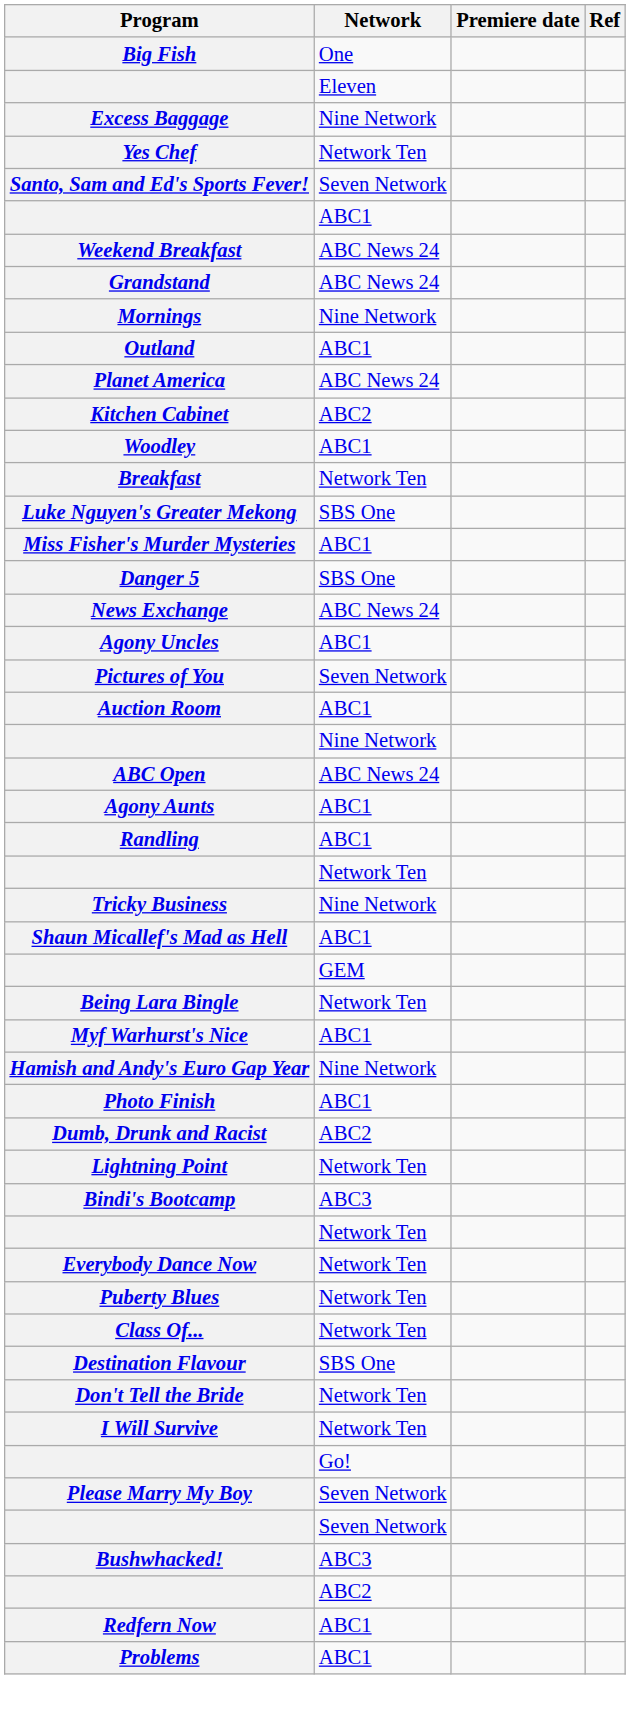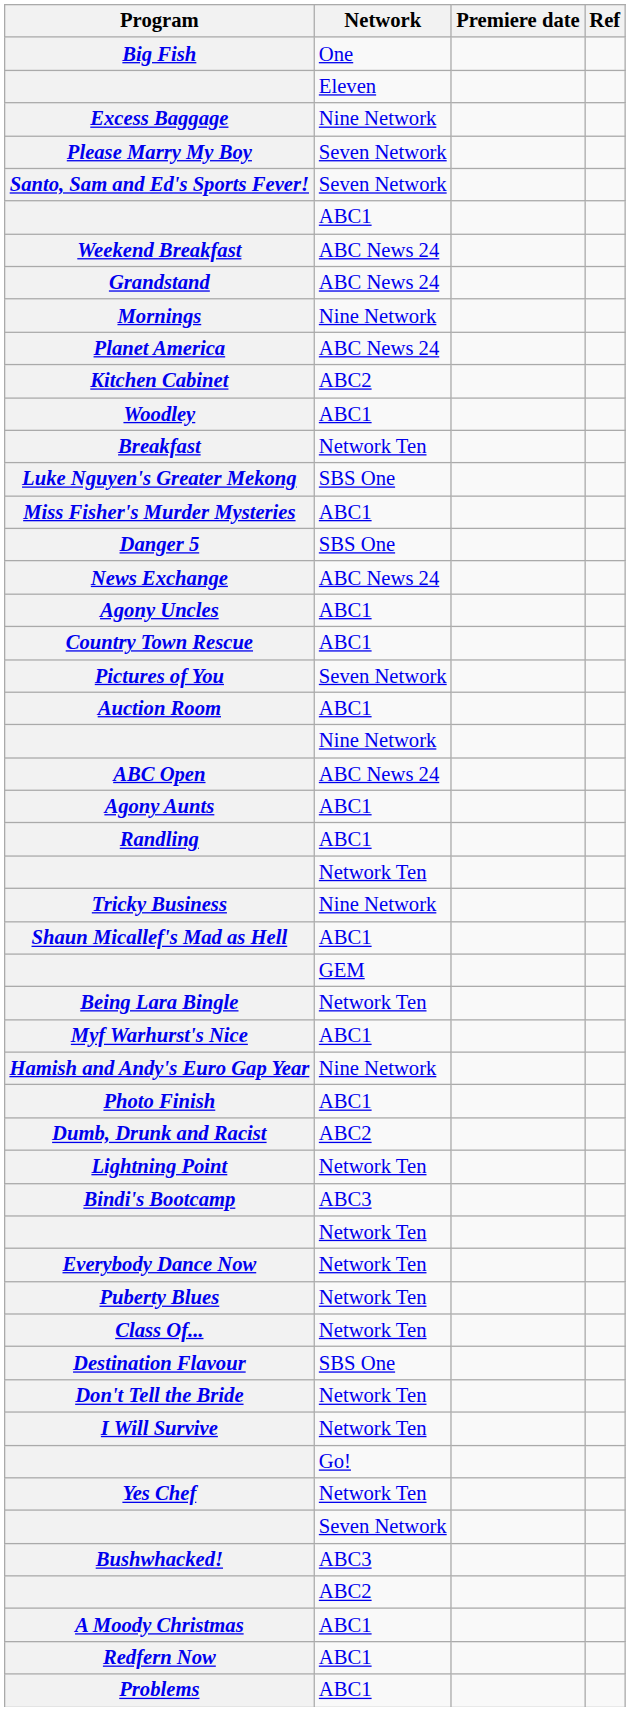rows swapped: (159, 1493) <-> (159, 151)
- row: (159, 348)
+ row: (159, 642)
+ row: (159, 1624)
